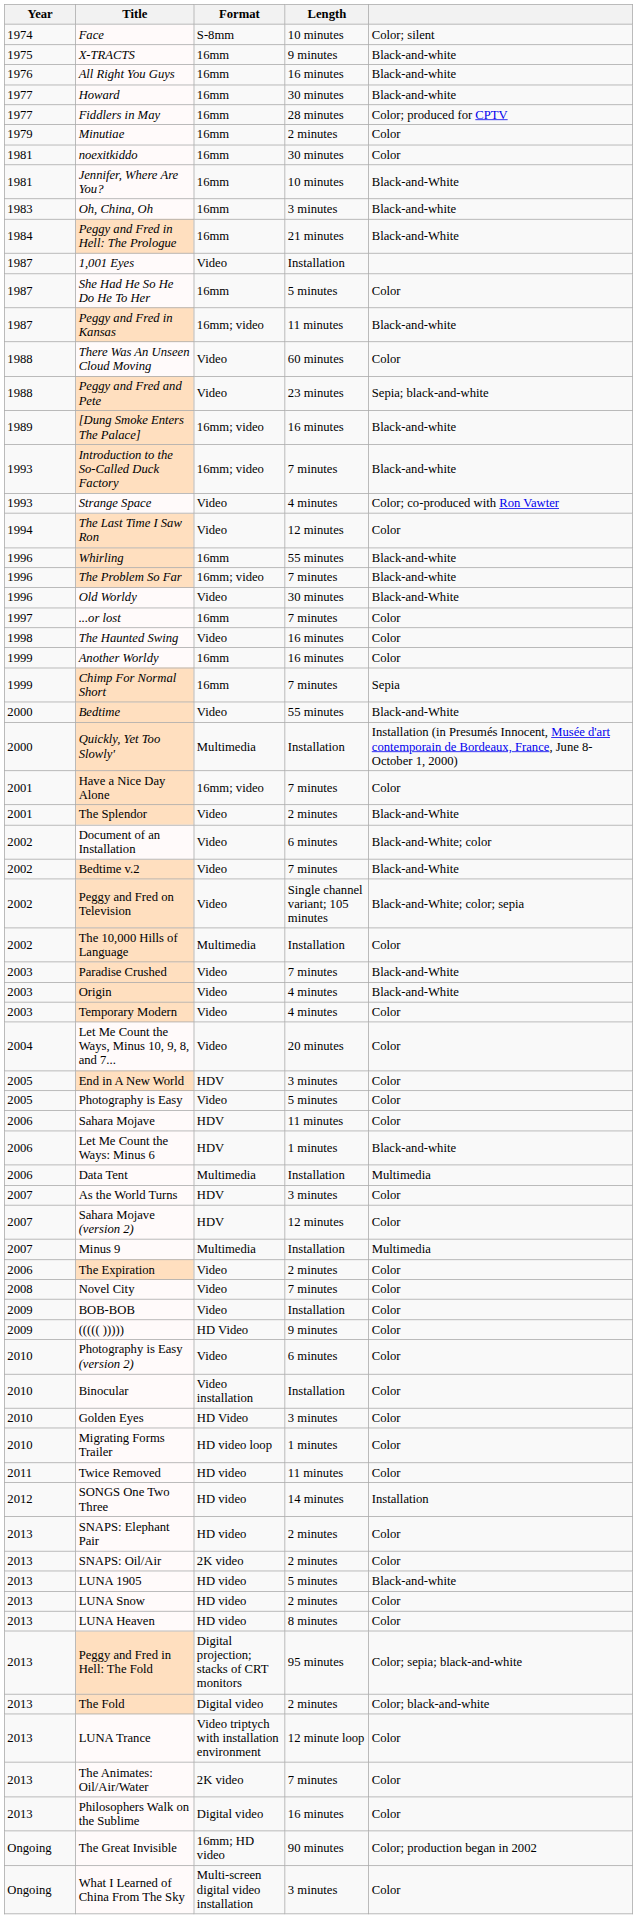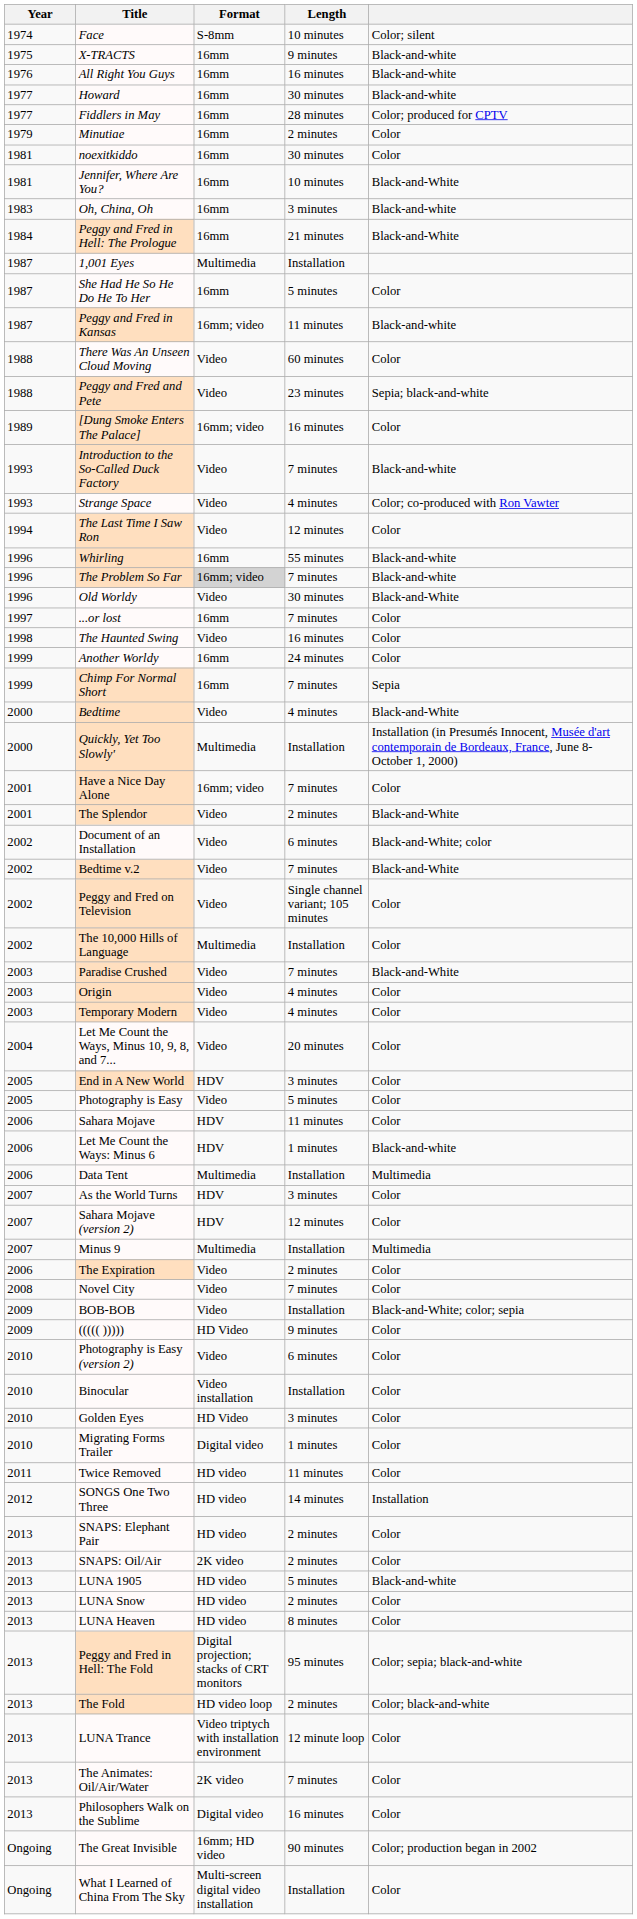(212, 263) Video -> (226, 263) Multimedia
(414, 427) Black-and-white -> (386, 427) Color
(230, 469) 16mm; video -> (212, 469) Video
(230, 577) no background -> (230, 577) lightgrey background
(316, 657) 16 minutes -> (316, 657) 24 minutes
(316, 712) 55 minutes -> (313, 712) 4 minutes
(448, 903) Black-and-White; color; sepia -> (386, 903) Color
(415, 992) Black-and-White -> (386, 992) Color
(386, 1309) Color -> (448, 1309) Black-and-White; color; sepia
(234, 1445) HD video loop -> (230, 1445) Digital video
(230, 1704) Digital video -> (234, 1704) HD video loop
(313, 1889) 3 minutes -> (316, 1889) Installation
